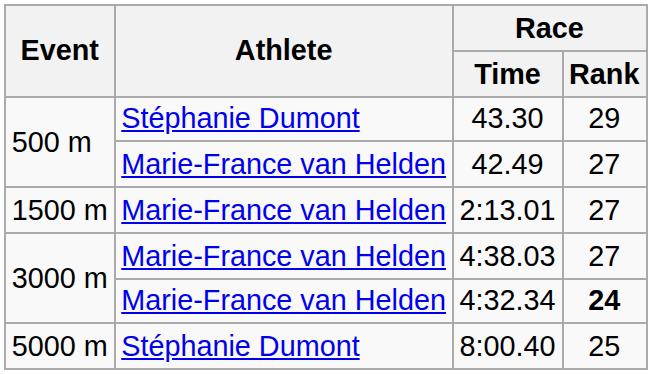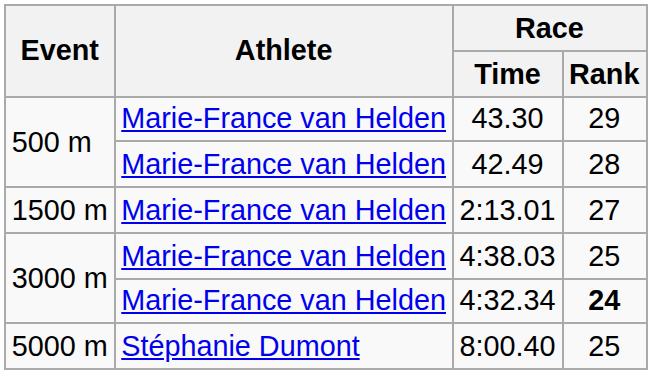(240, 119) Stéphanie Dumont -> (284, 119) Marie-France van Helden
(604, 165) 27 -> (604, 165) 28
(604, 256) 27 -> (604, 256) 25
